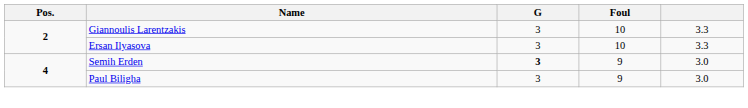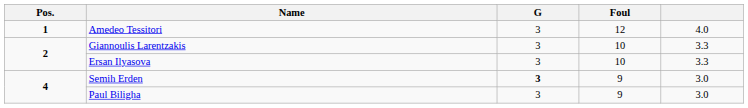+ row: (125, 29)
